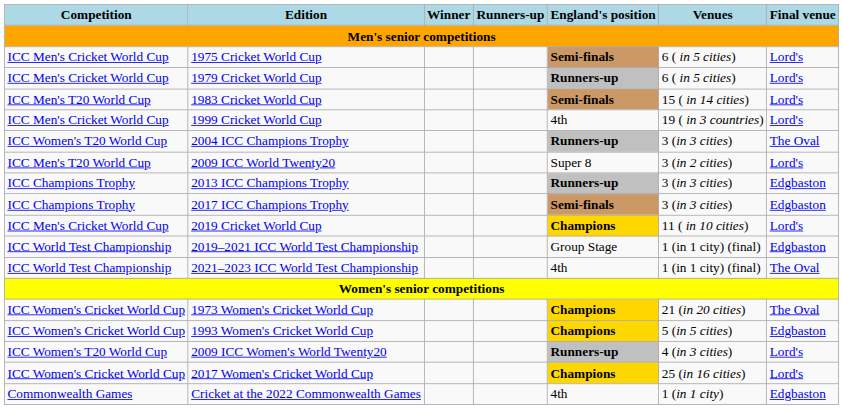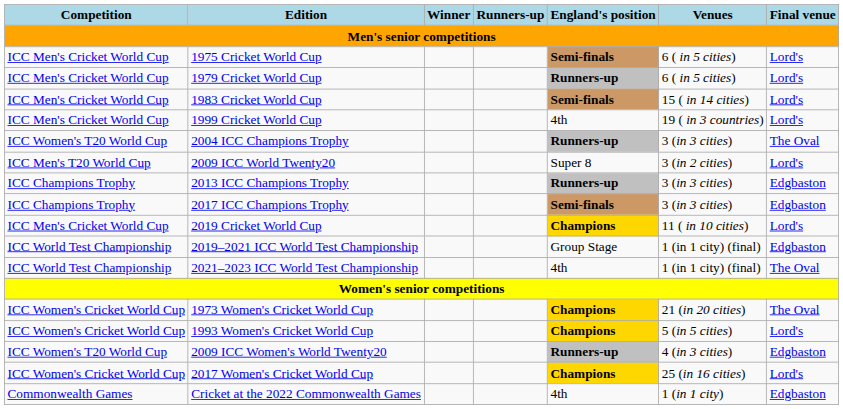(79, 99) ICC Men's T20 World Cup -> (88, 99) ICC Men's Cricket World Cup
(798, 330) Edgbaston -> (786, 330) Lord's
(786, 352) Lord's -> (798, 352) Edgbaston
